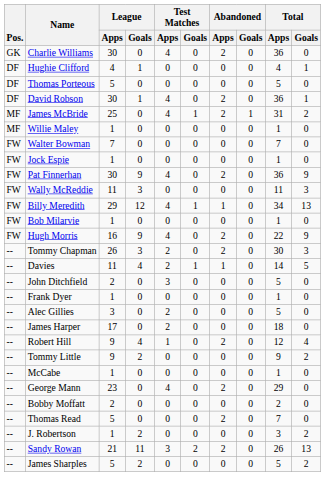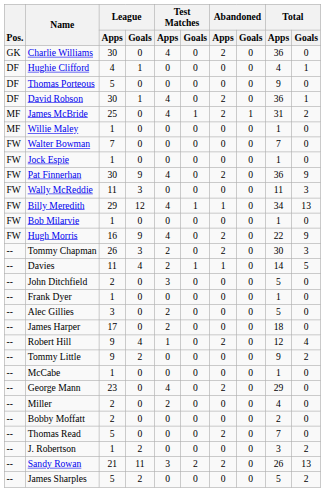(278, 83) 5 -> (278, 83) 9
+ row: (40, 403)
